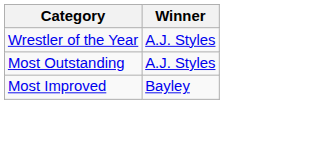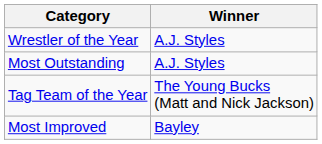+ row: (78, 95)
